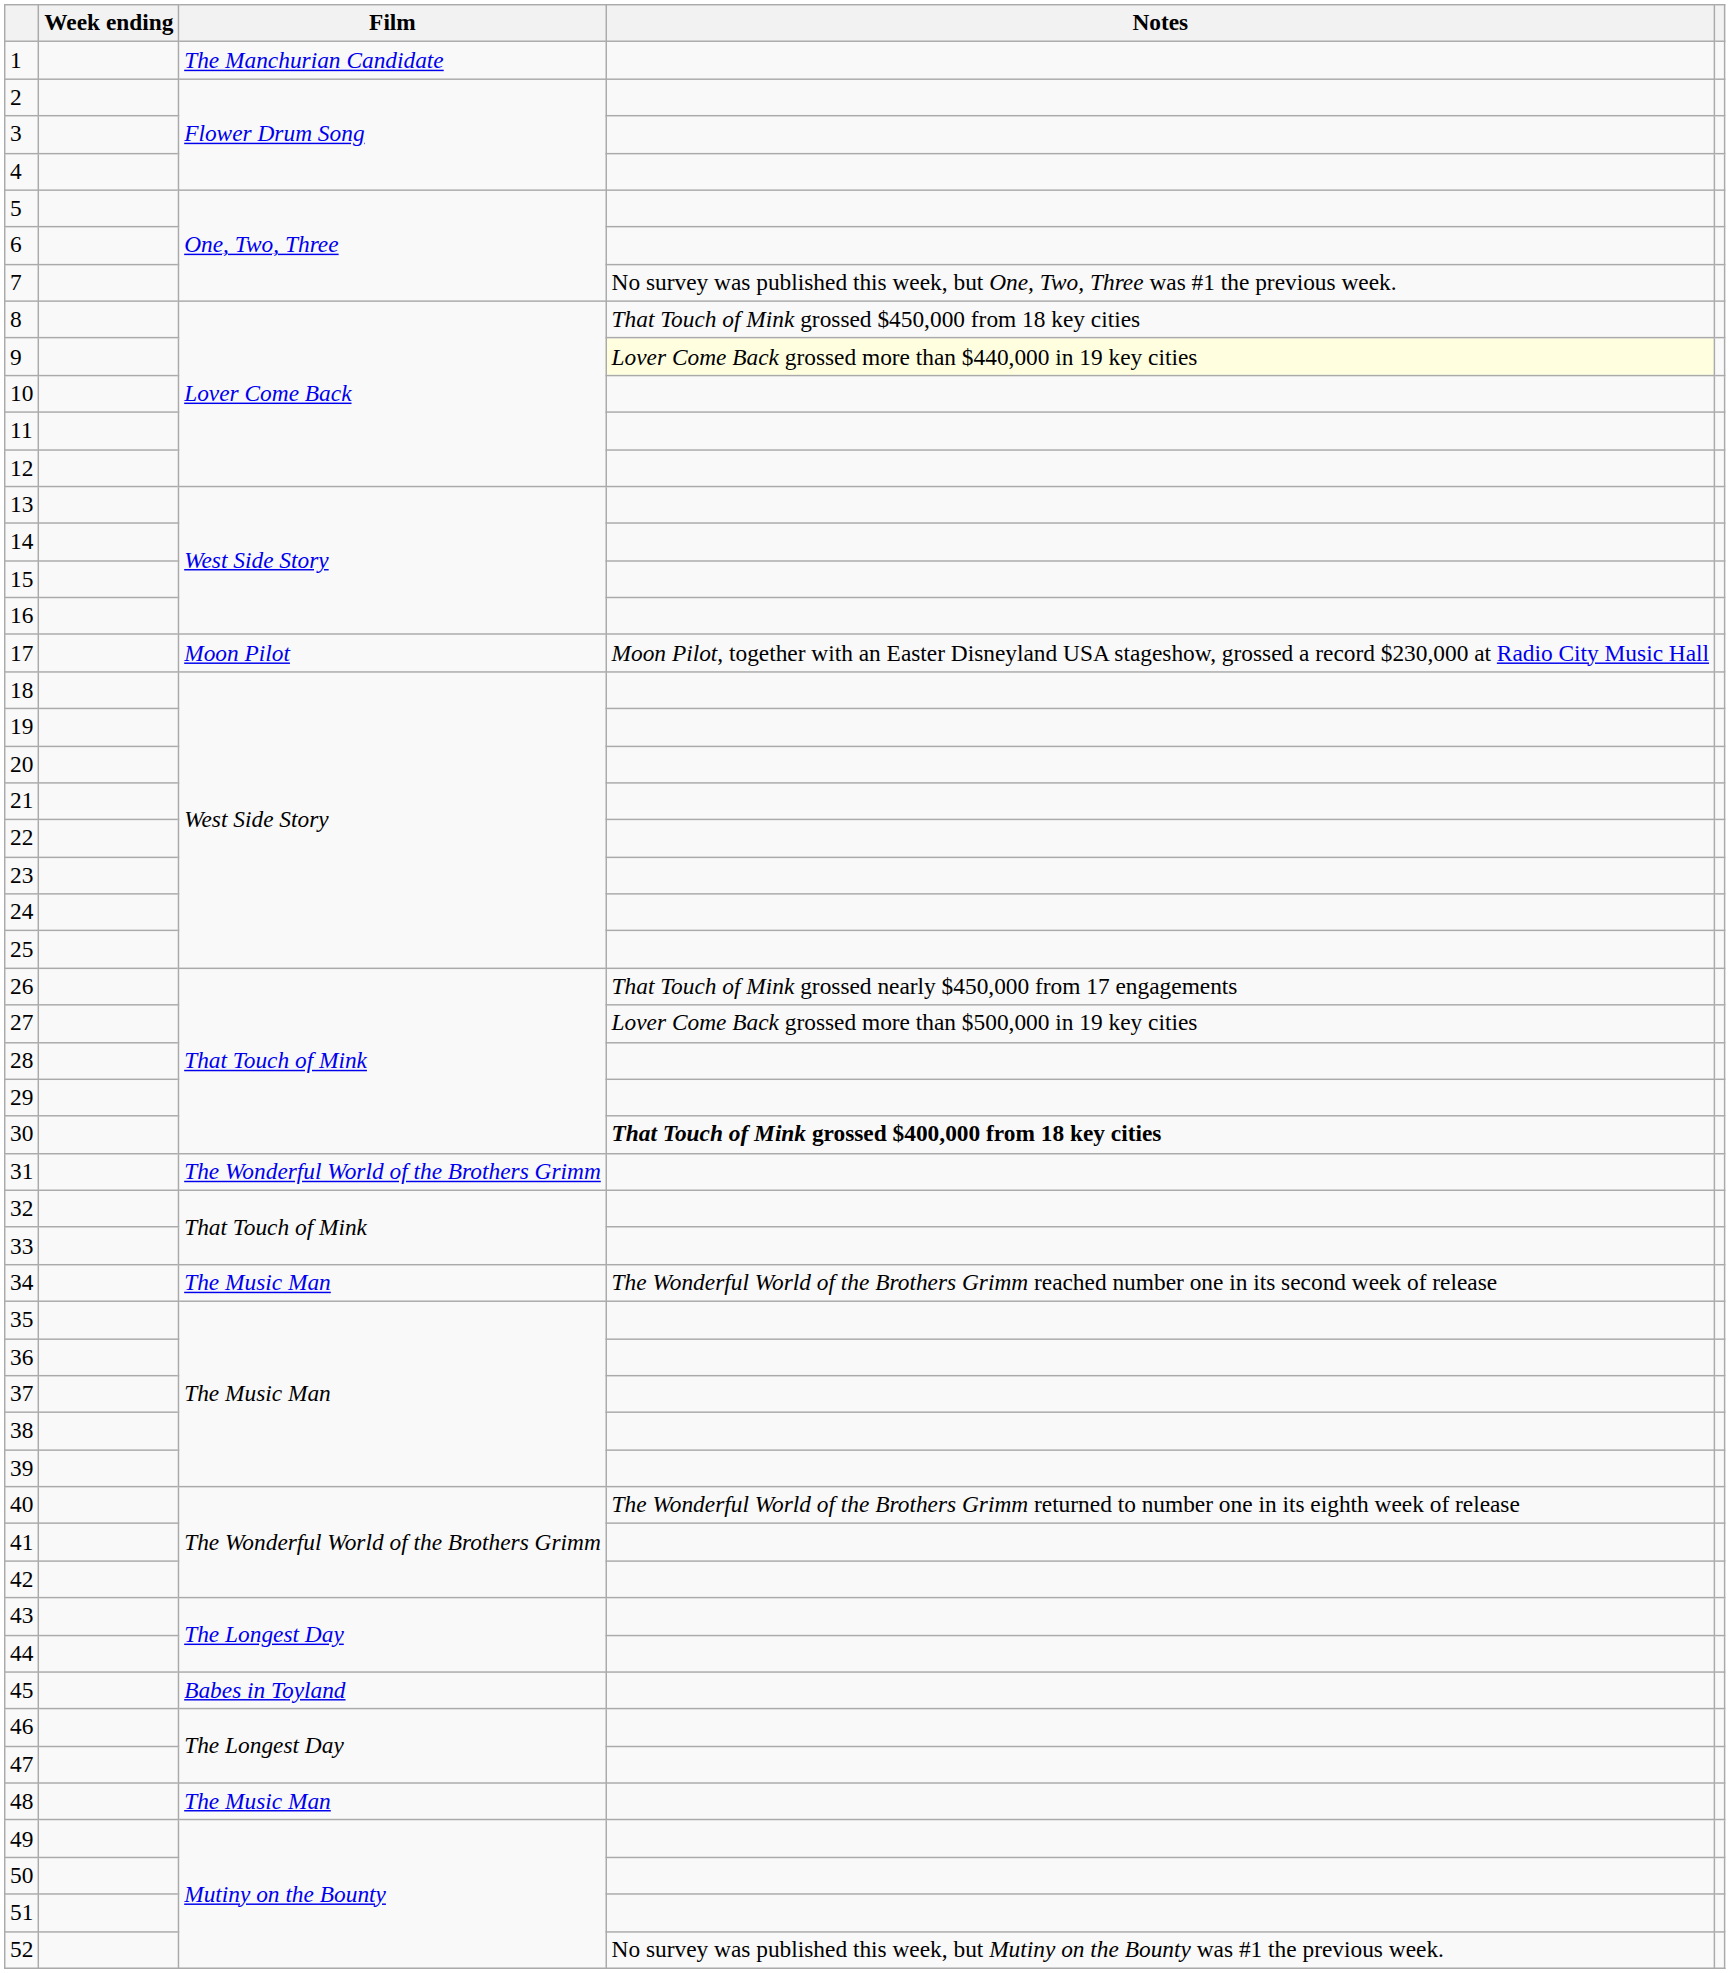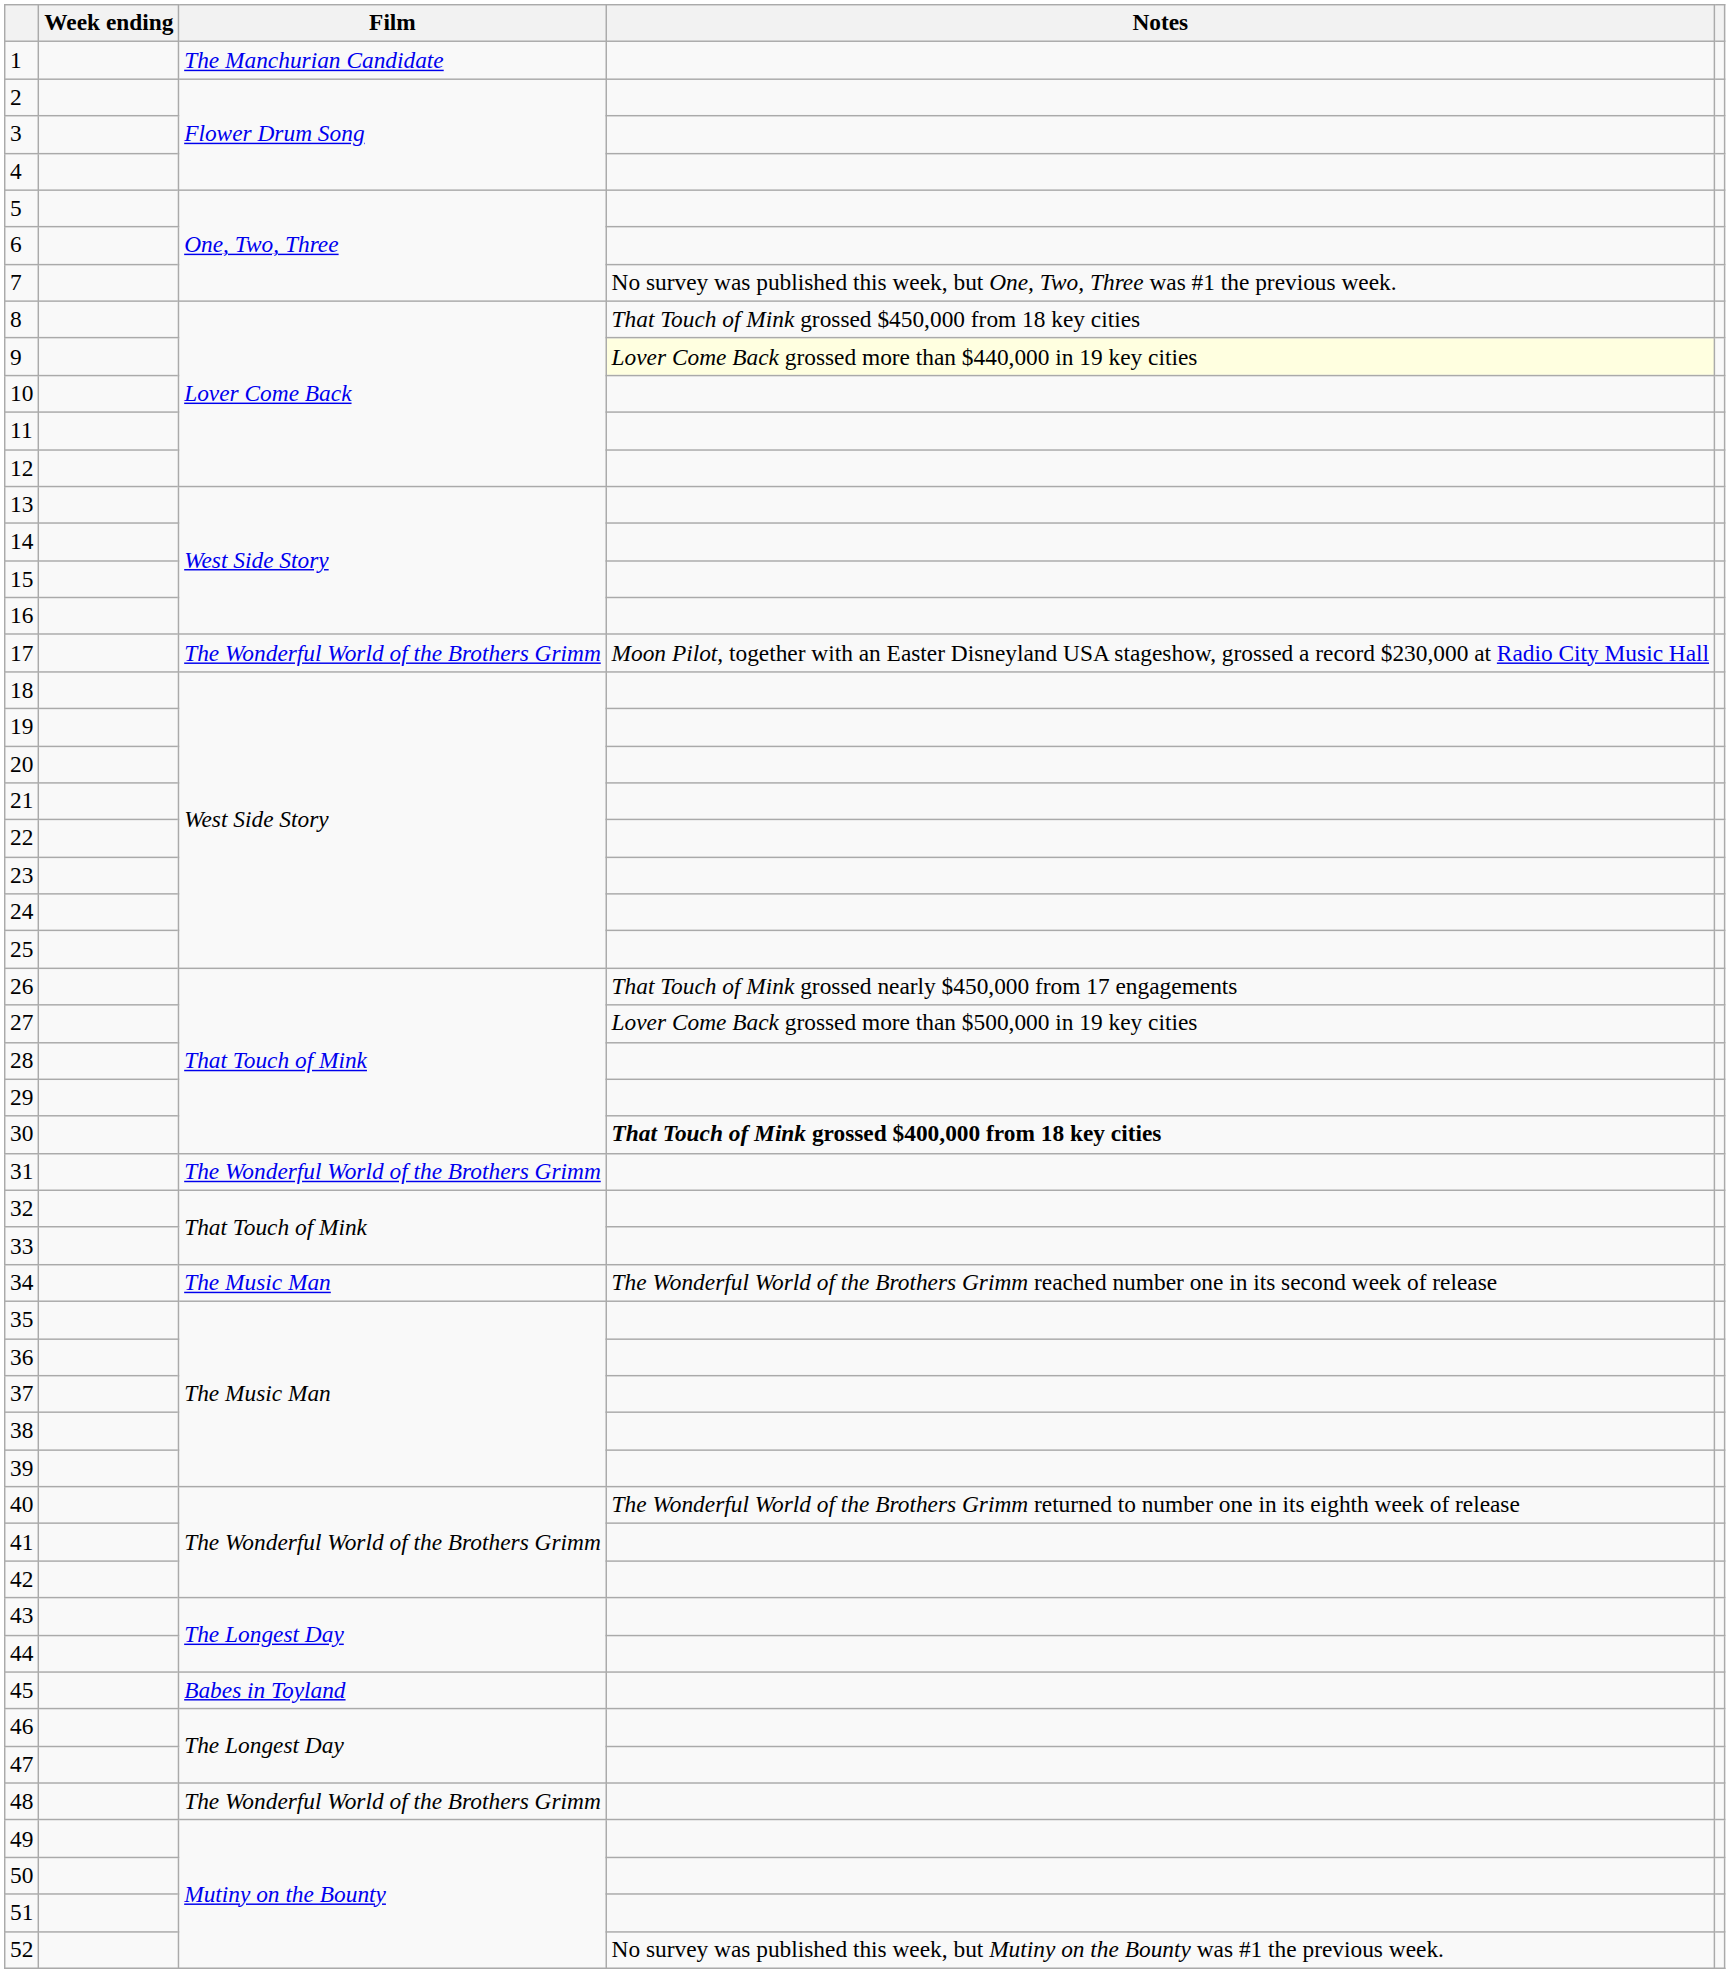(237, 652) Moon Pilot -> (392, 652) The Wonderful World of the Brothers Grimm
(257, 1801) The Music Man -> (392, 1801) The Wonderful World of the Brothers Grimm
